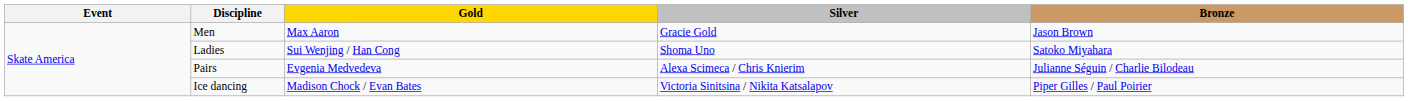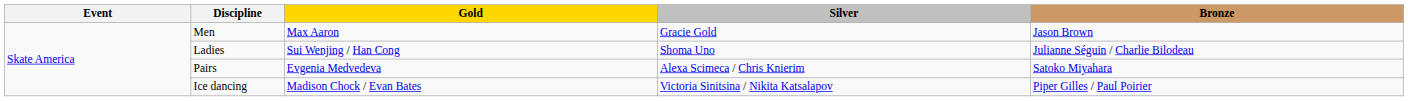(1073, 50) Satoko Miyahara -> (1113, 50) Julianne Séguin / Charlie Bilodeau
(1113, 68) Julianne Séguin / Charlie Bilodeau -> (1073, 68) Satoko Miyahara
